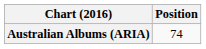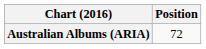(177, 33) 74 -> (177, 33) 72
